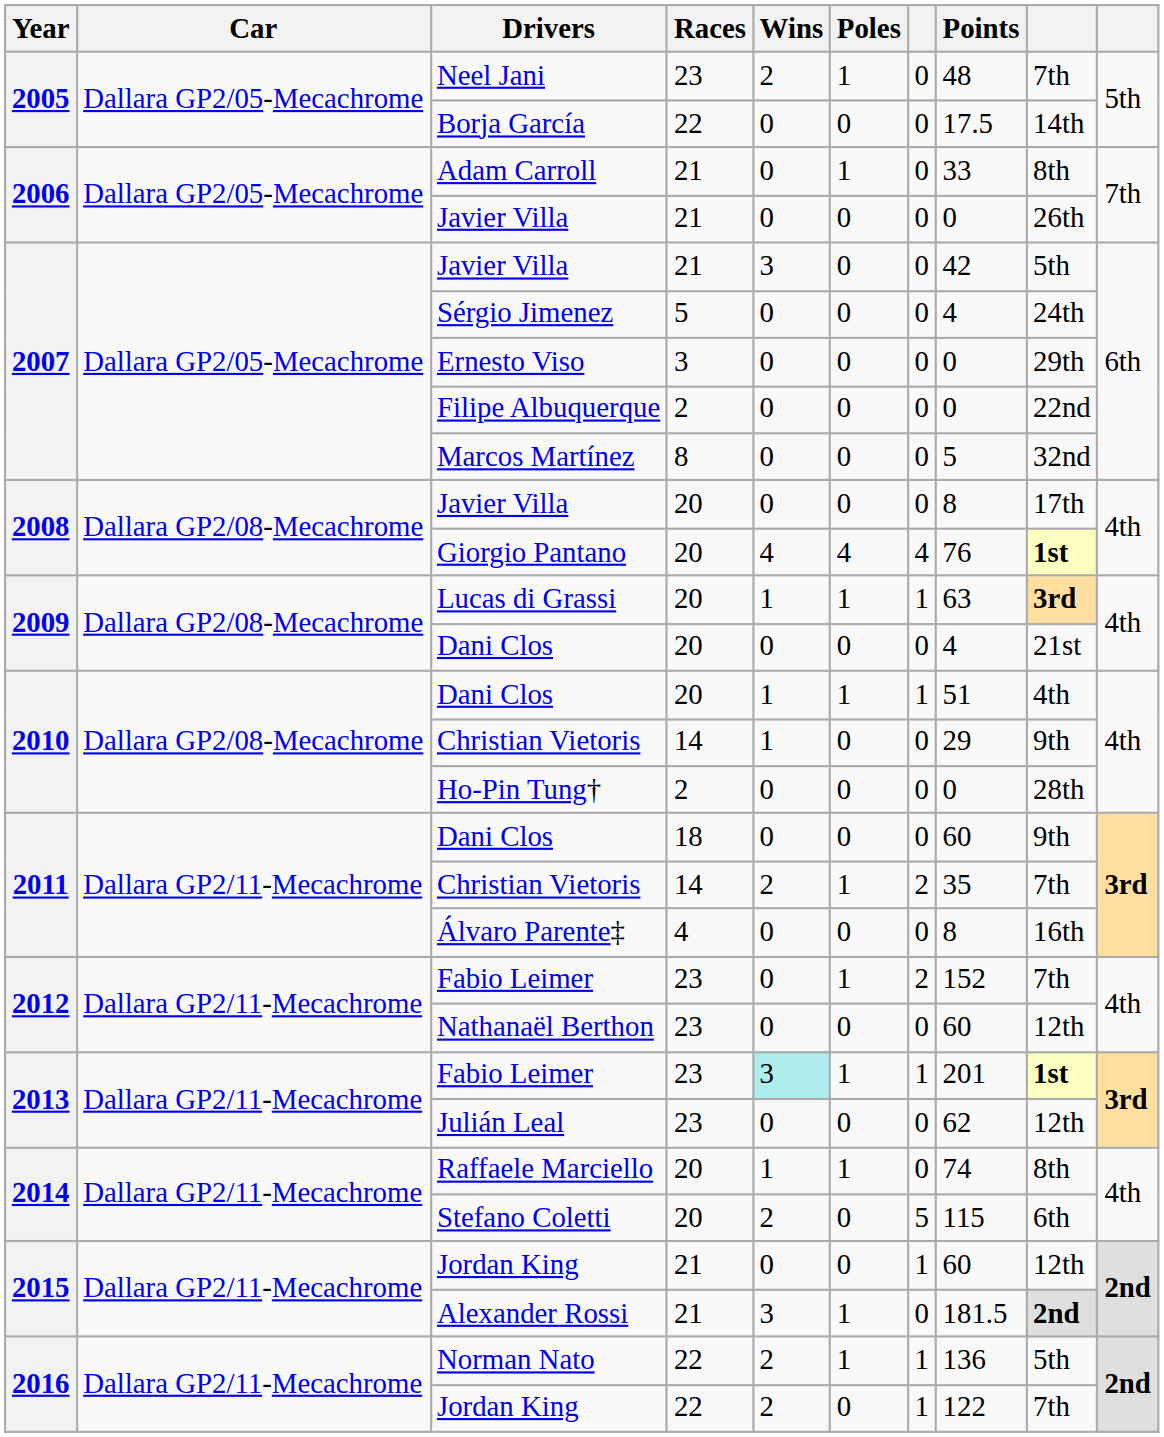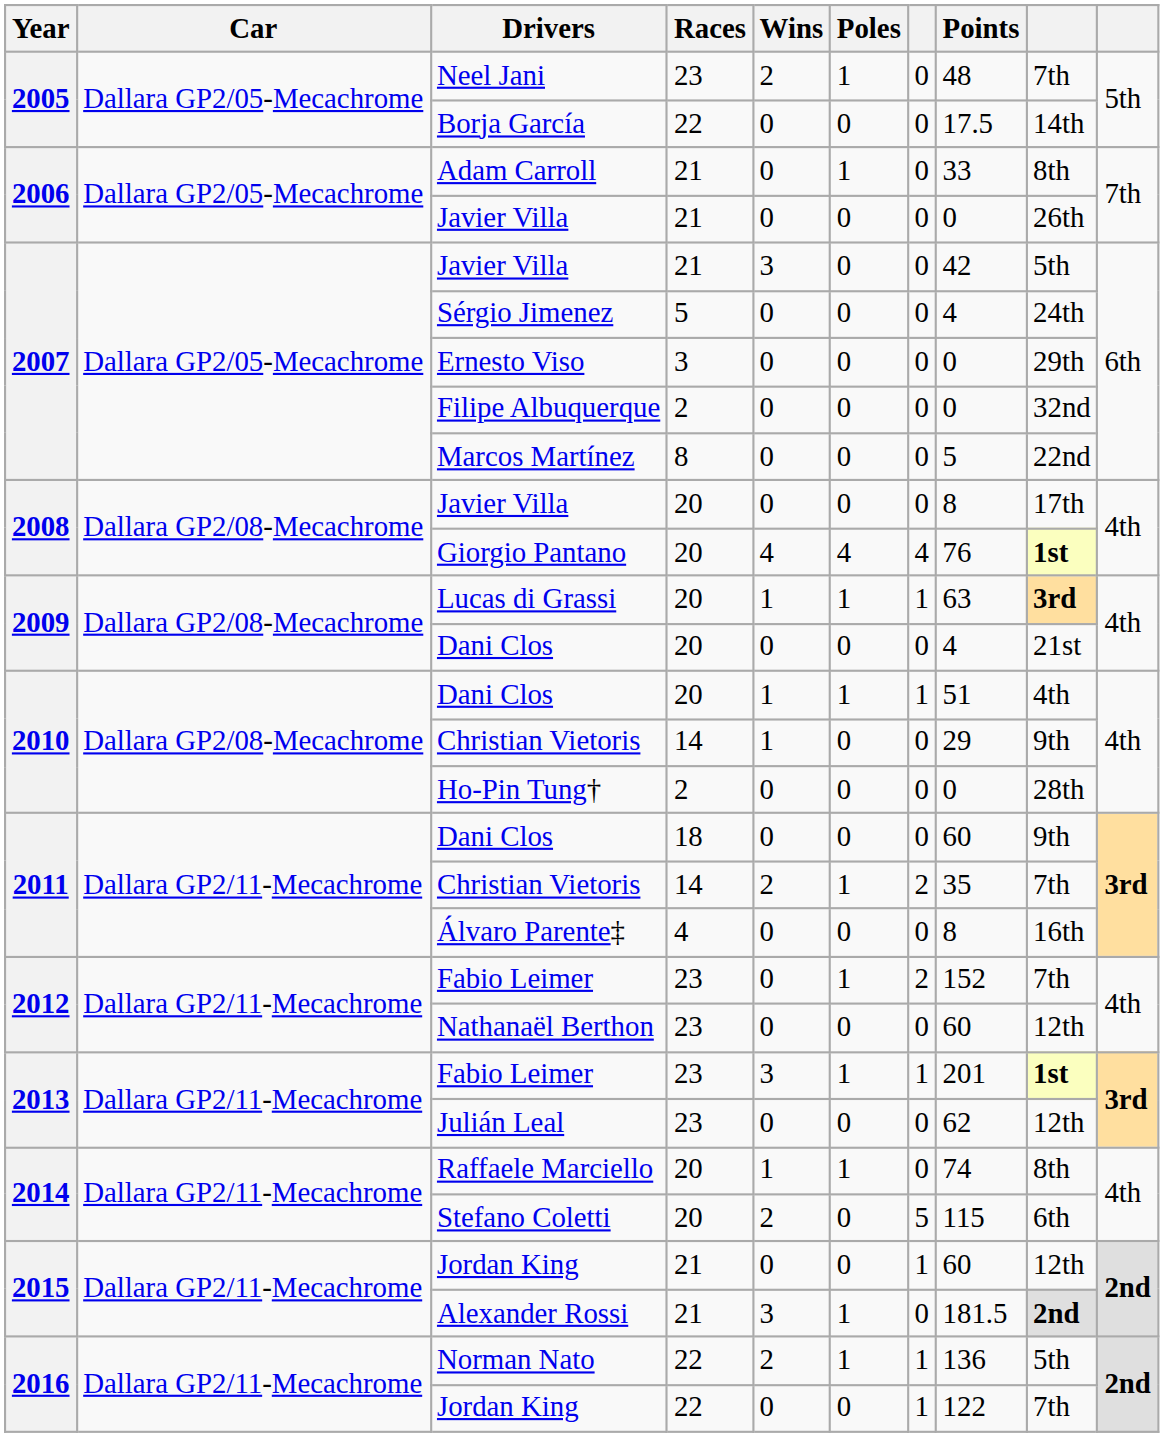(1062, 408) 22nd -> (1062, 408) 32nd
(1062, 455) 32nd -> (1062, 455) 22nd
(767, 1074) paleturquoise background -> (767, 1074) no background
(767, 1407) 2 -> (767, 1407) 0
